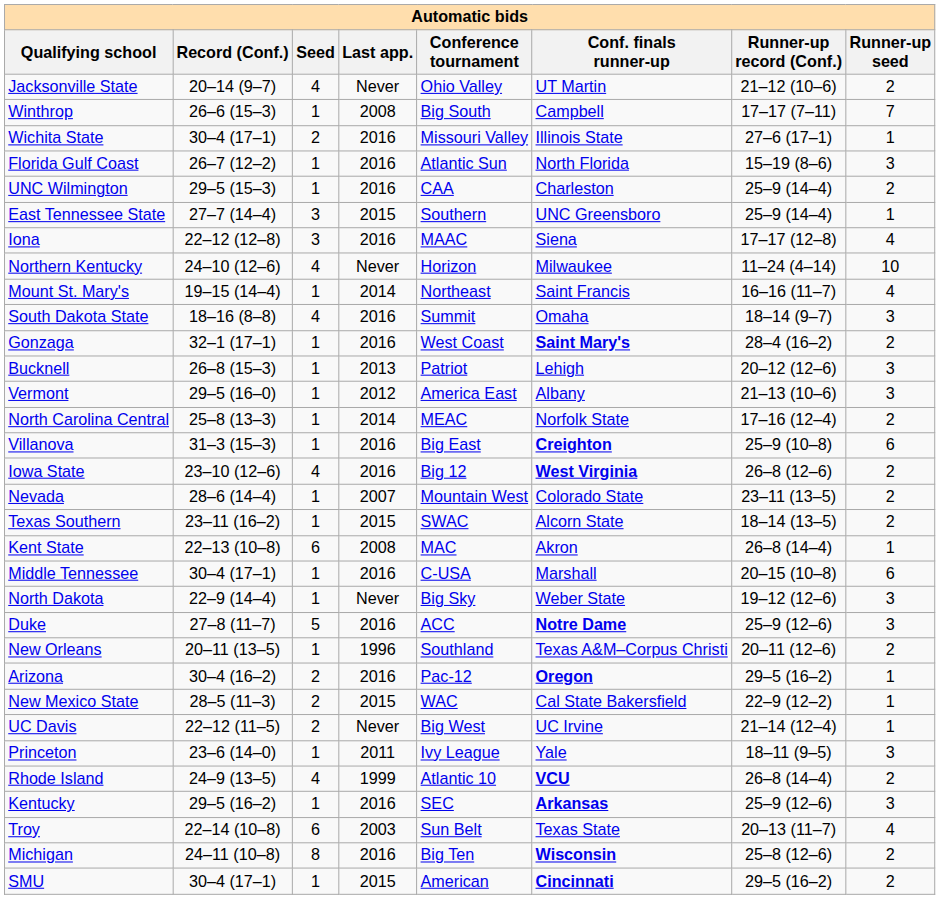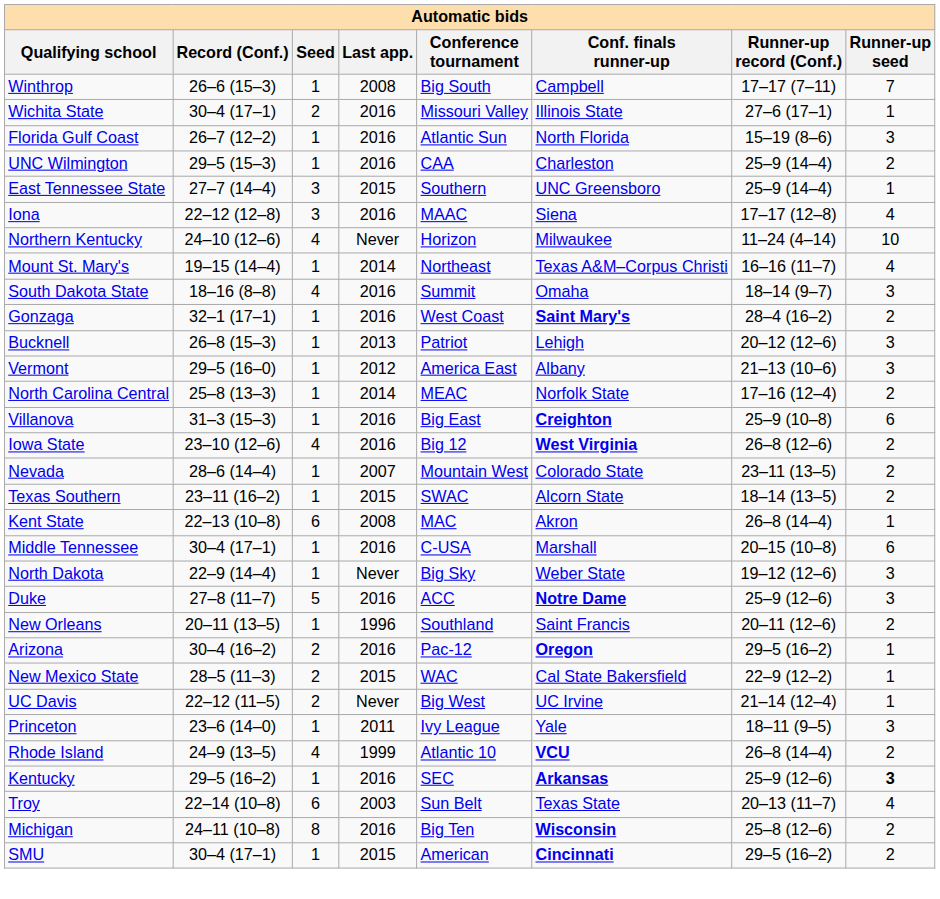- row: (73, 86)
(583, 291) Saint Francis -> (632, 266) Texas A&M–Corpus Christi
(632, 650) Texas A&M–Corpus Christi -> (583, 624) Saint Francis
(890, 804) normal -> (890, 778) bold
